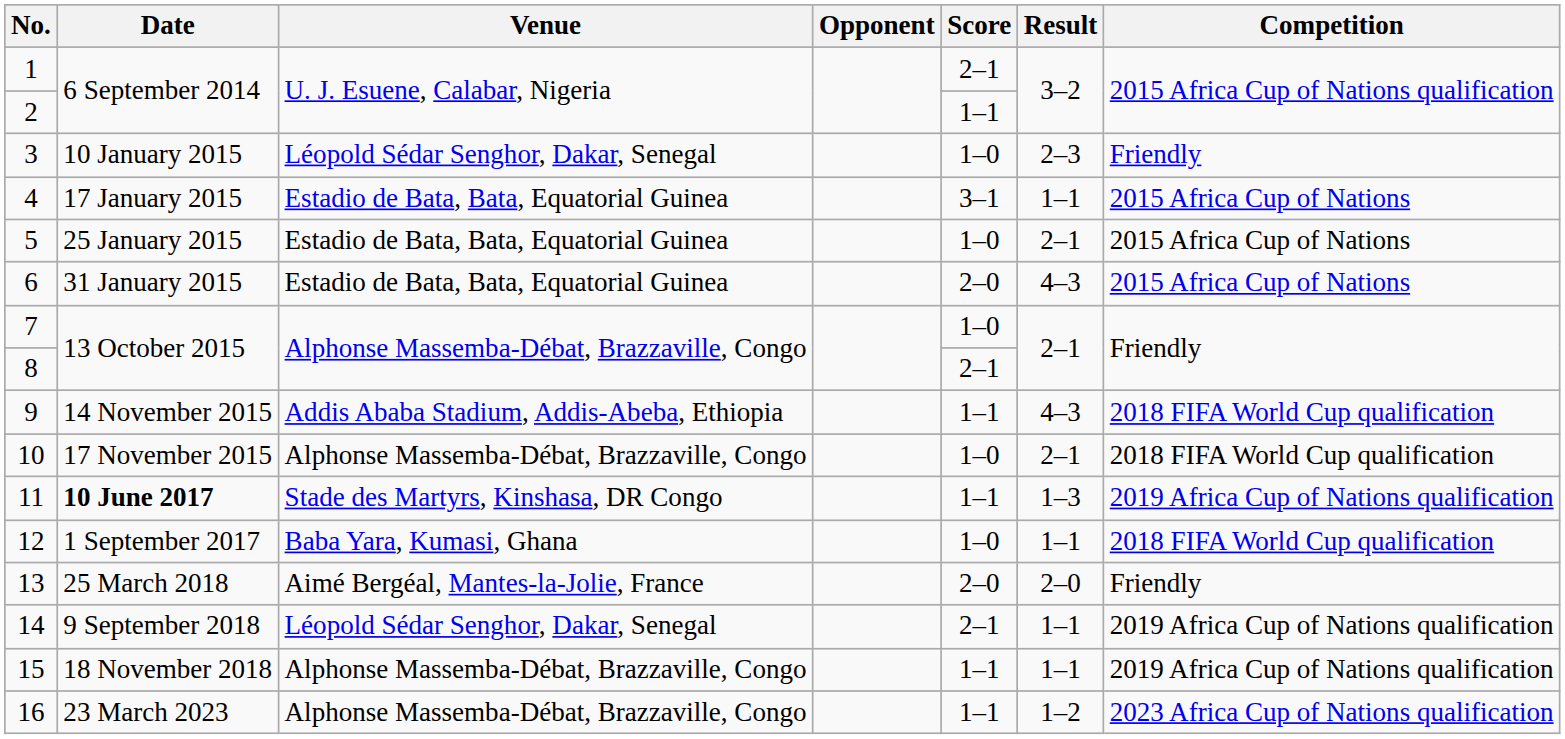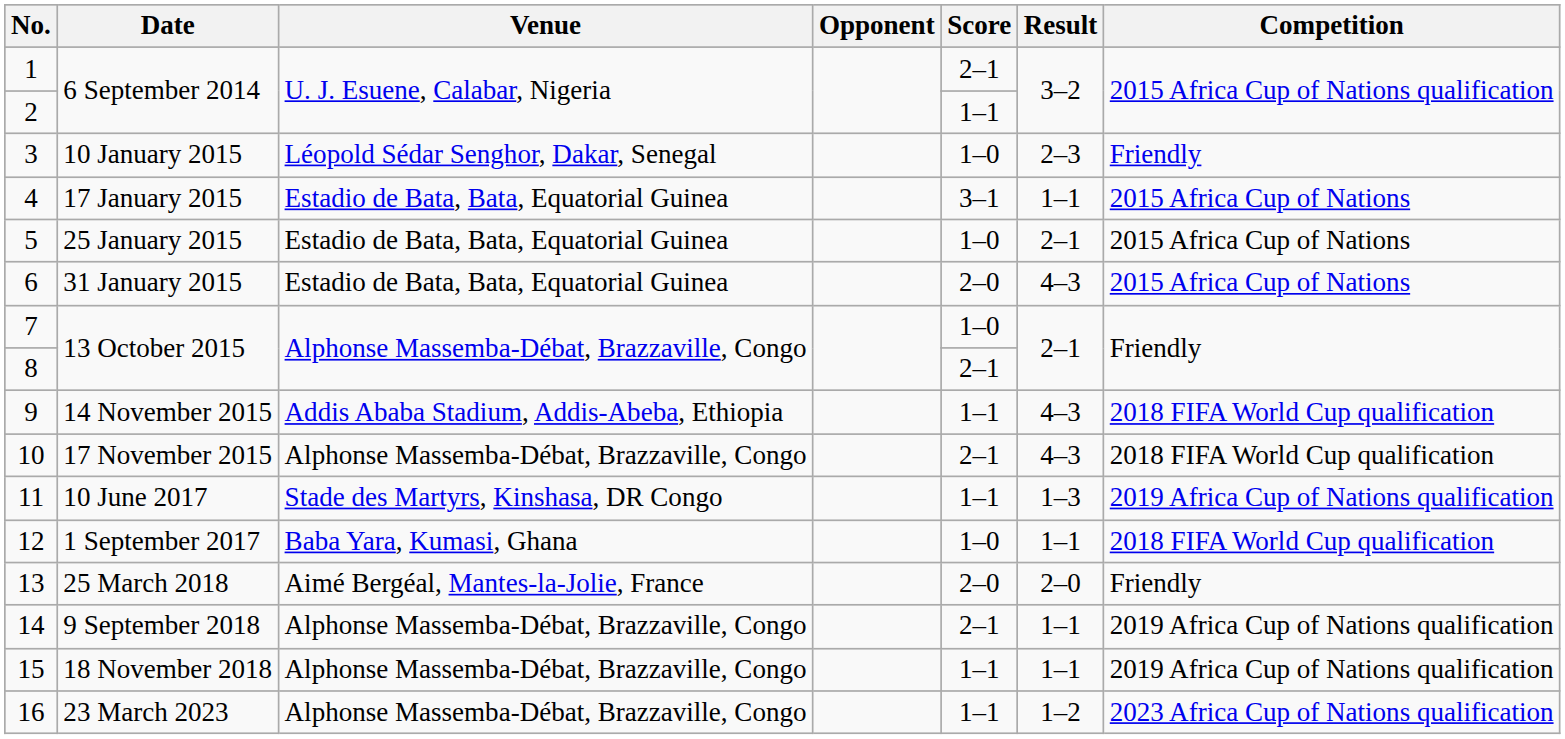(979, 454) 1–0 -> (979, 454) 2–1
(1060, 454) 2–1 -> (1060, 454) 4–3
(138, 497) bold -> (135, 497) normal
(501, 626) Léopold Sédar Senghor, Dakar, Senegal -> (546, 626) Alphonse Massemba-Débat, Brazzaville, Congo
